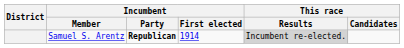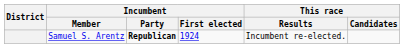(189, 37) 1914 -> (189, 37) 1924
(296, 37) lightgrey background -> (296, 37) no background
